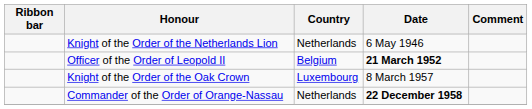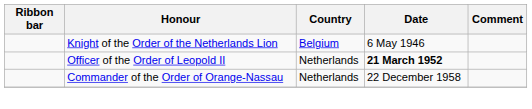(327, 43) Netherlands -> (319, 43) Belgium
(317, 60) Belgium -> (329, 60) Netherlands
- row: (158, 78)
(414, 95) bold -> (414, 78) normal
